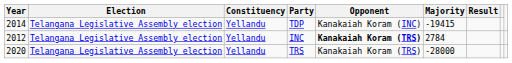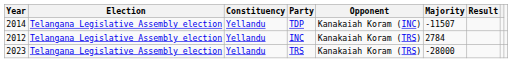(440, 24) -19415 -> (440, 24) -11507
(369, 38) bold -> (369, 38) normal
(16, 51) 2020 -> (16, 51) 2023
